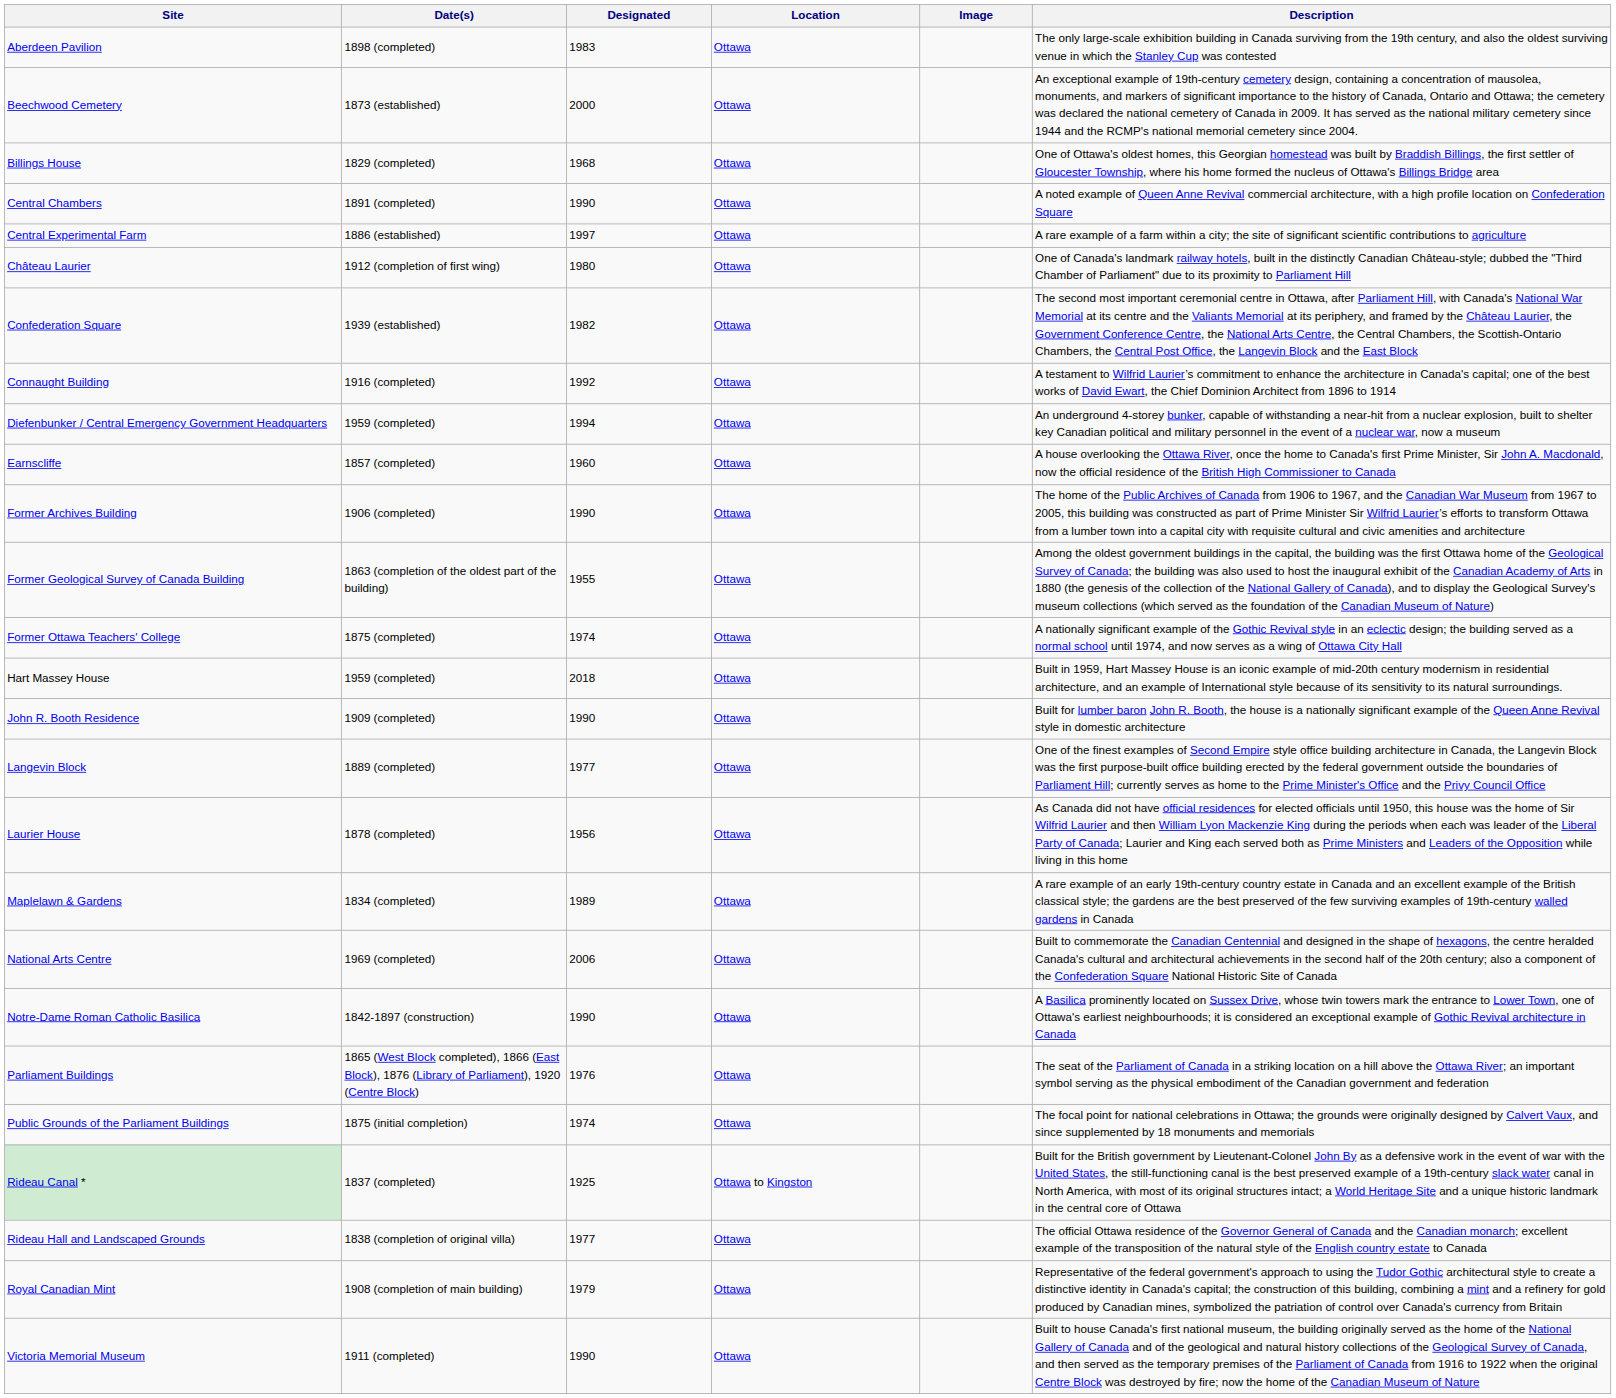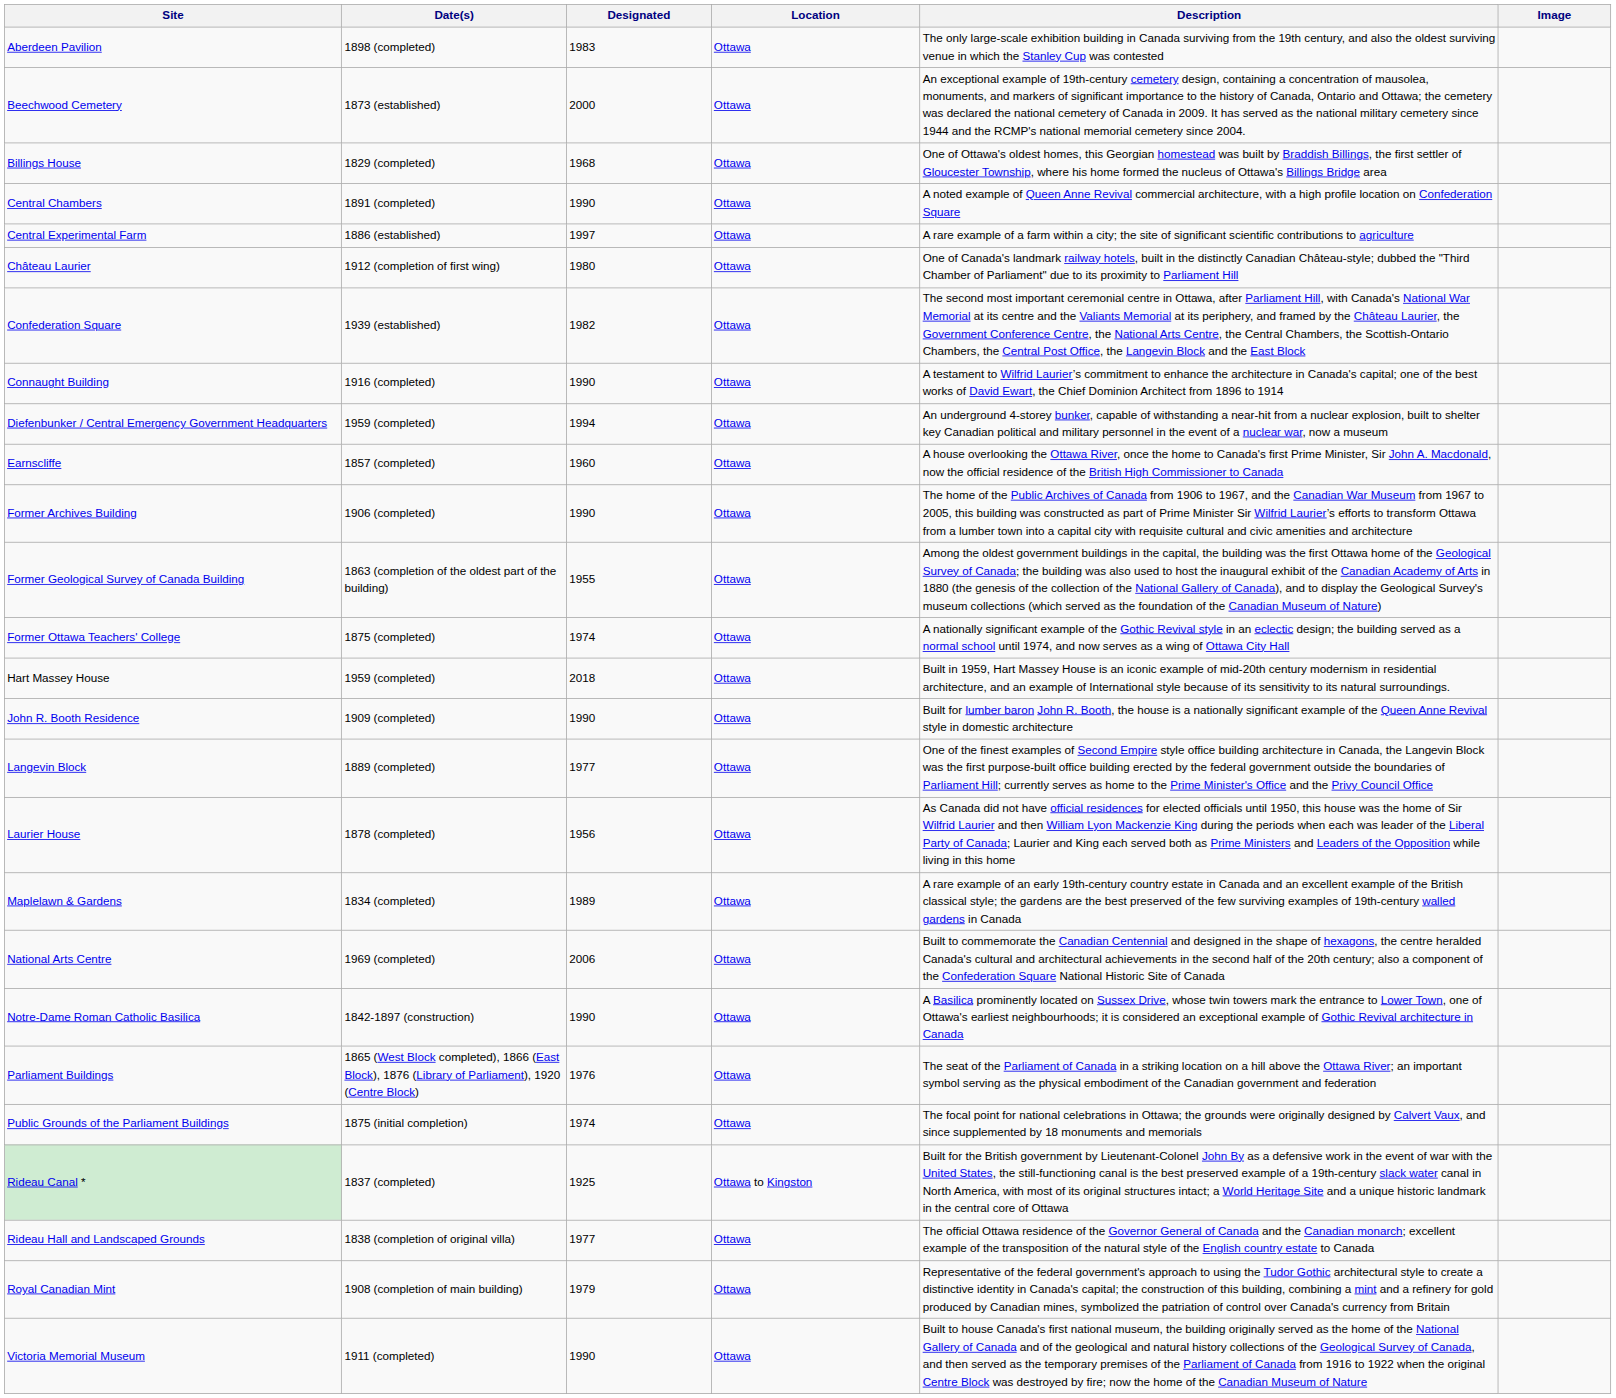columns swapped: (1321, 16) <-> (976, 16)
(582, 383) 1992 -> (582, 383) 1990
